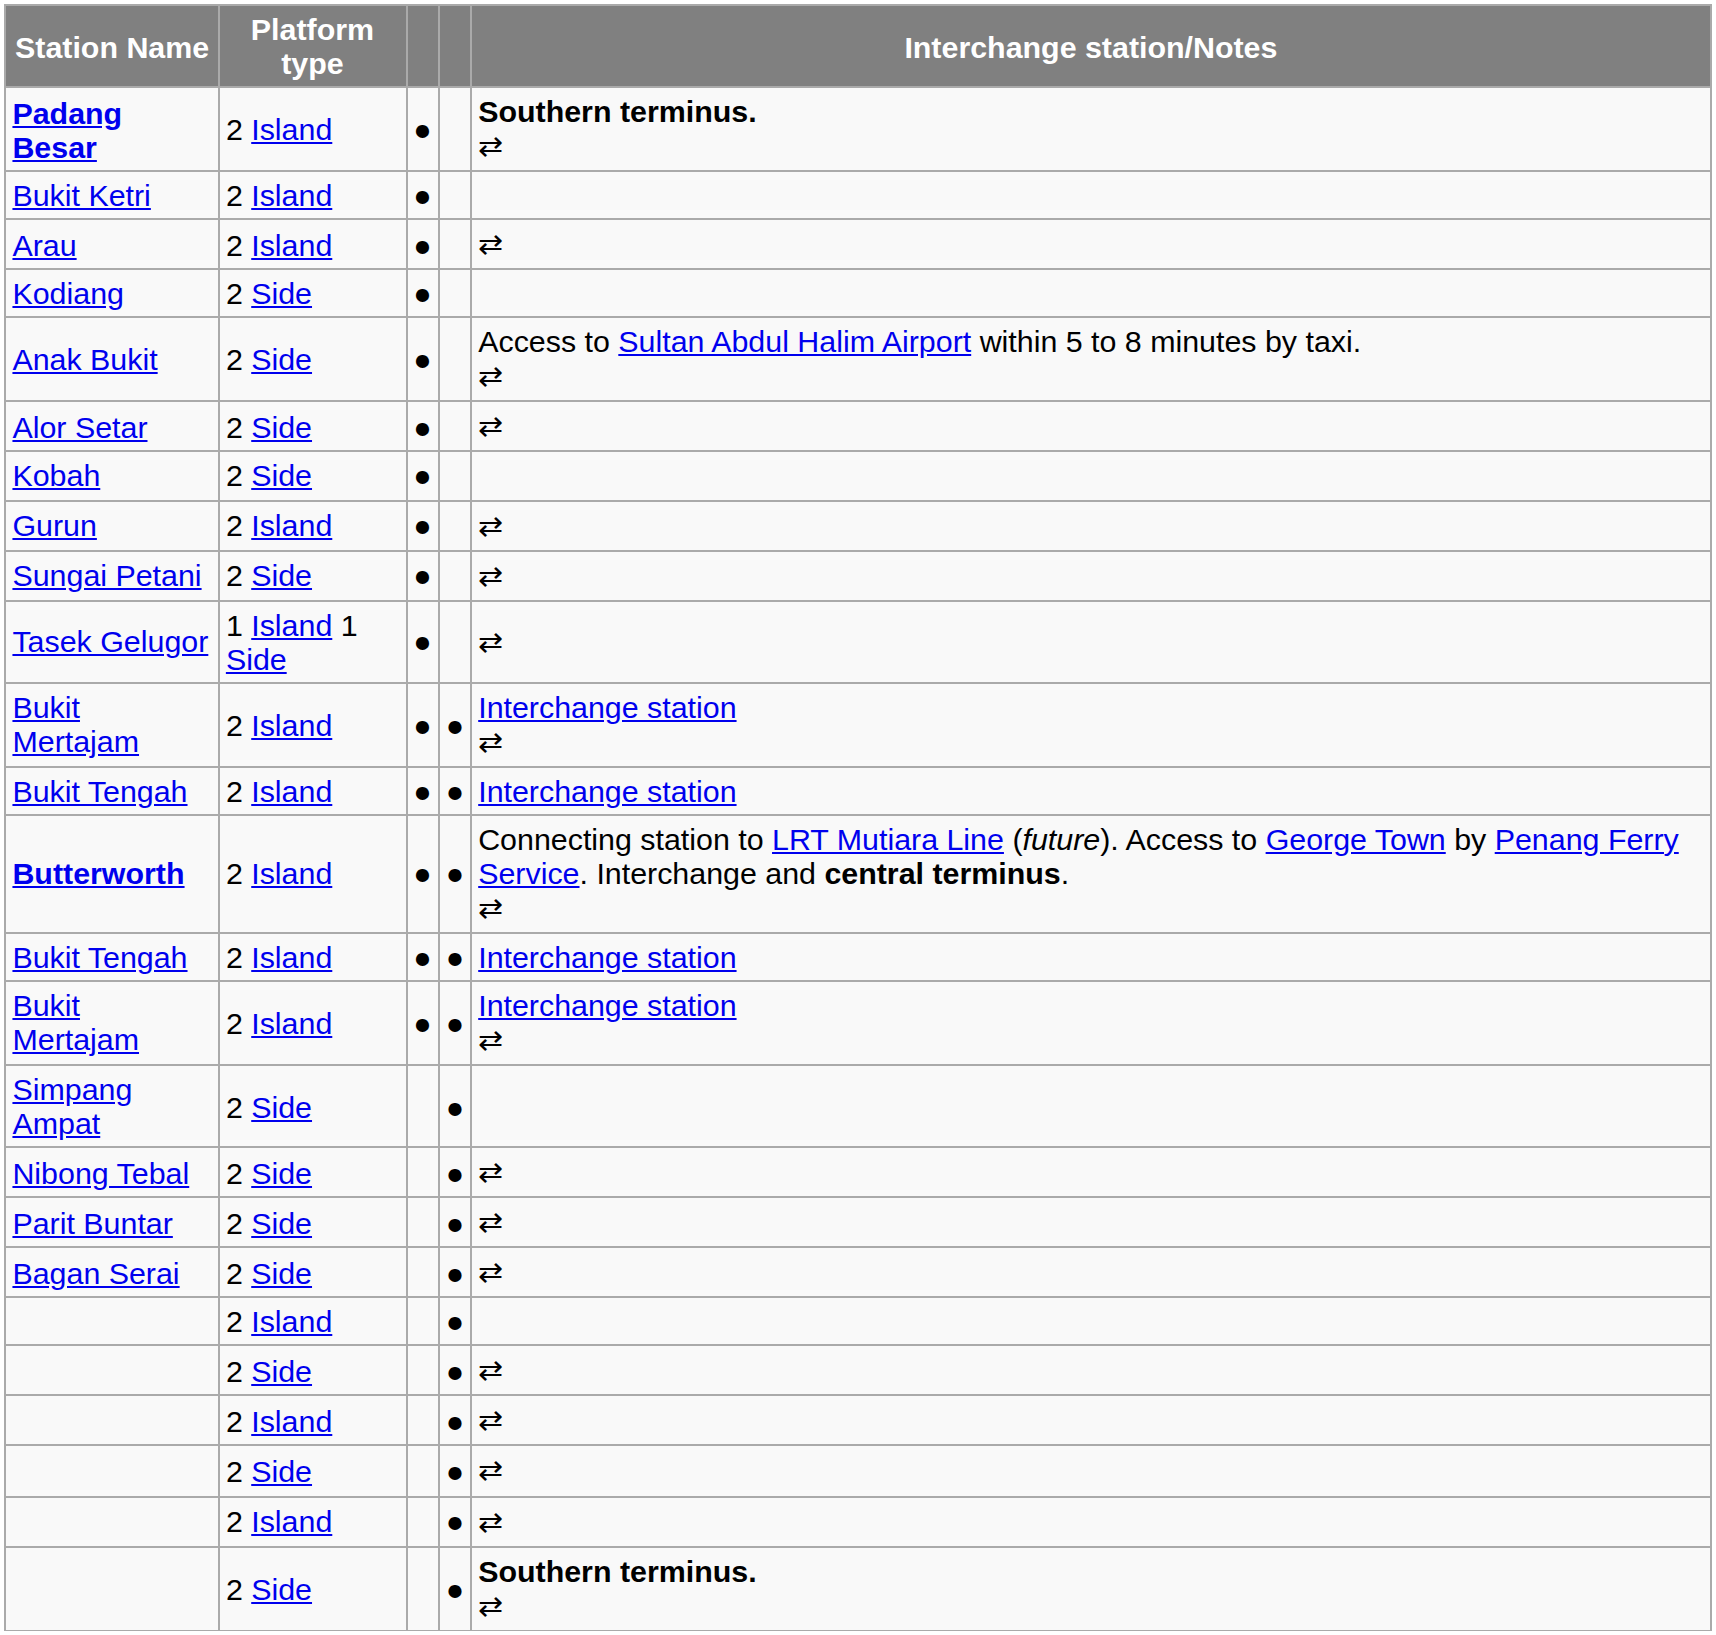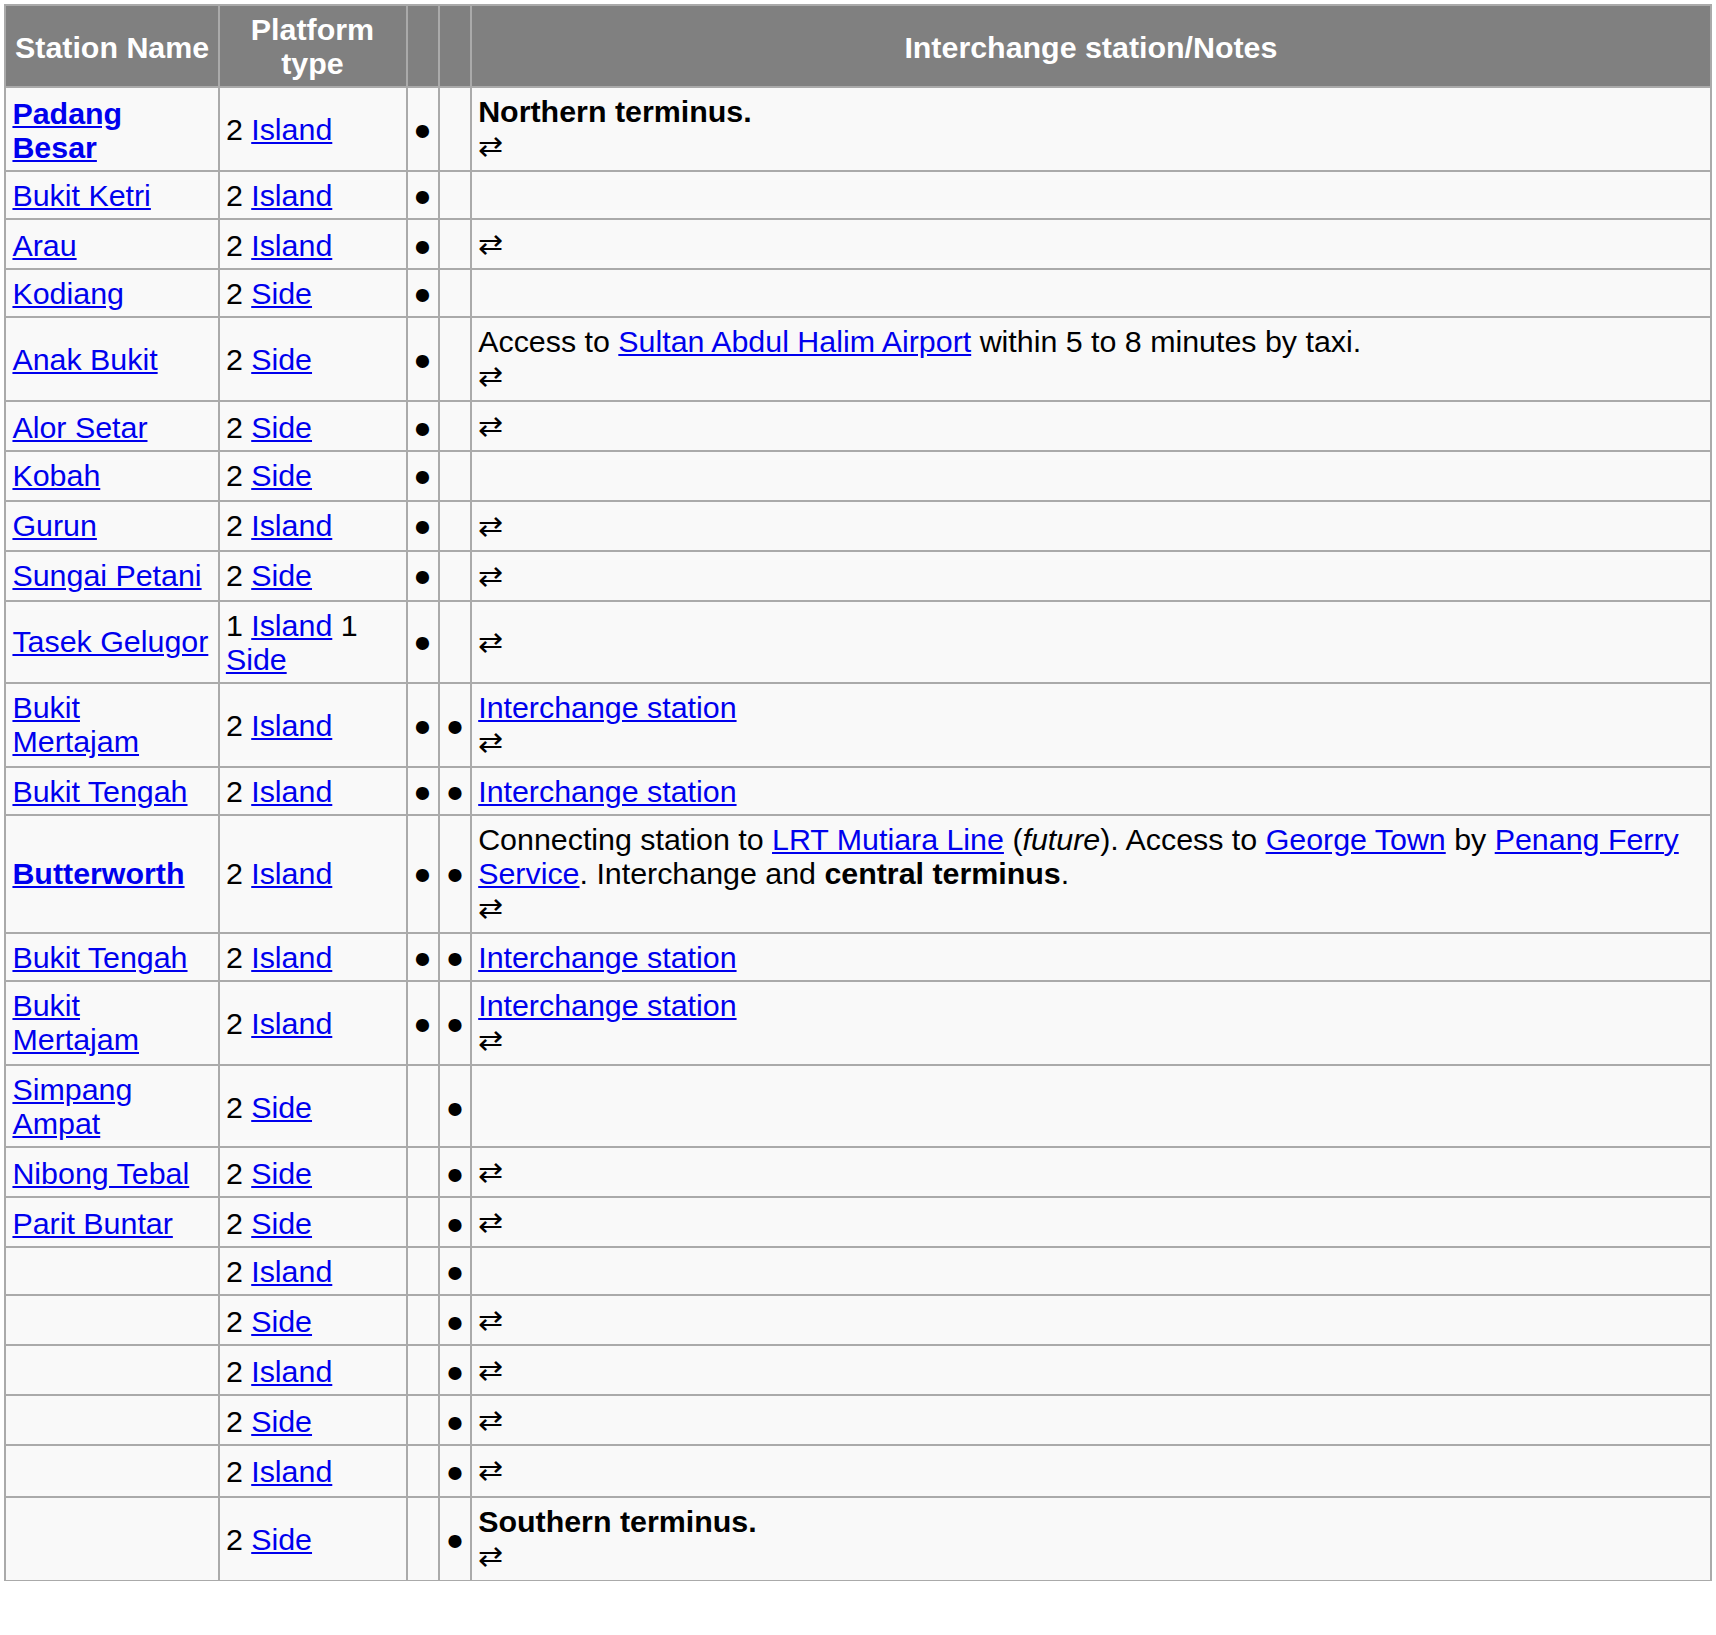(617, 128) Southern terminus. ⇄ -> (615, 128) Northern terminus. ⇄
- row: (96, 1273)
